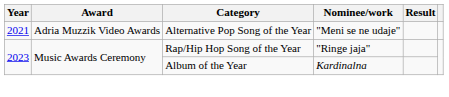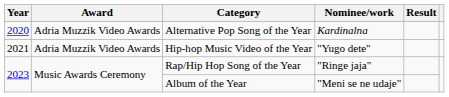(18, 30) 2021 -> (18, 30) 2020
(358, 30) "Meni se ne udaje" -> (342, 30) Kardinalna
+ row: (239, 48)
(341, 65) Kardinalna -> (359, 83) "Meni se ne udaje"
